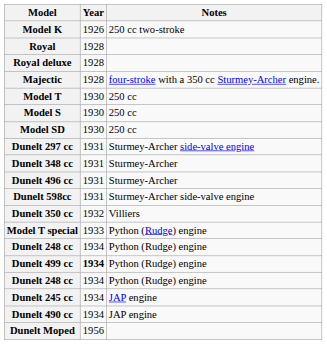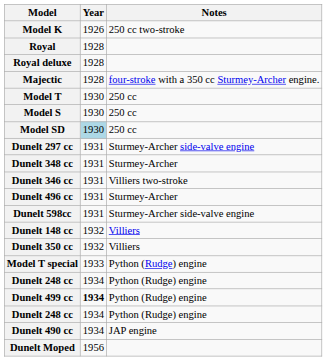(93, 130) no background -> (93, 130) lightblue background
+ row: (42, 180)
+ row: (42, 230)
- row: (42, 297)
